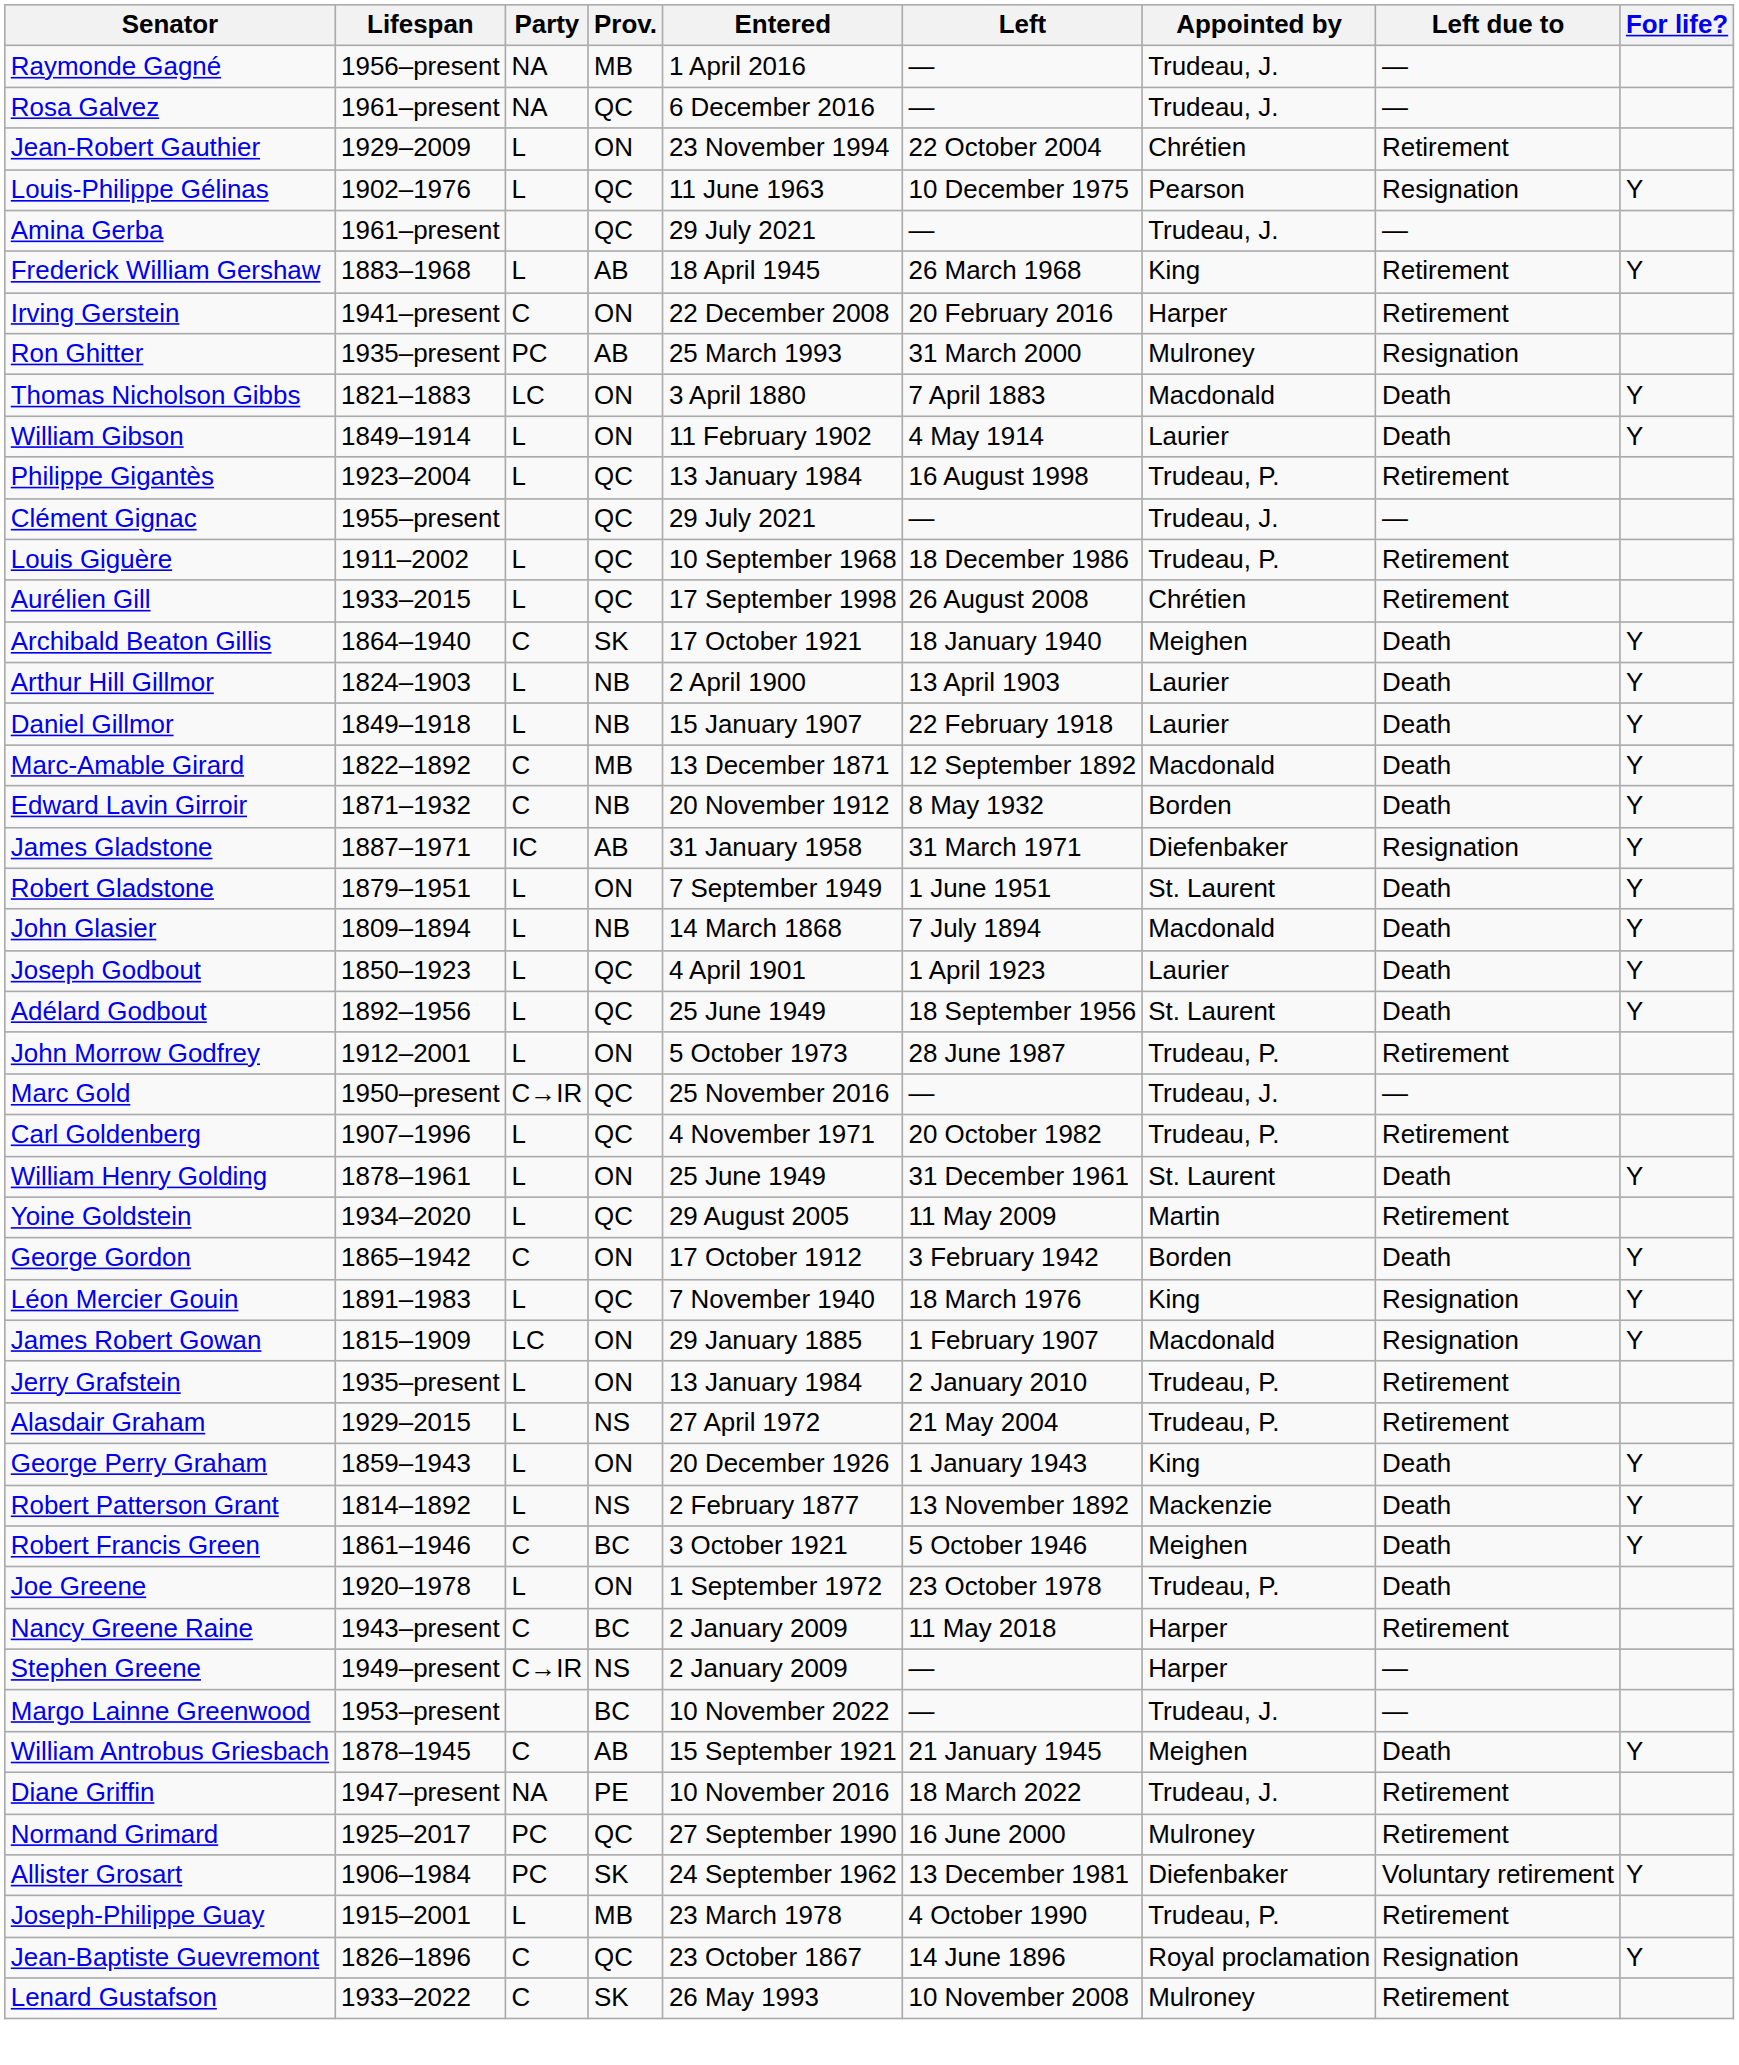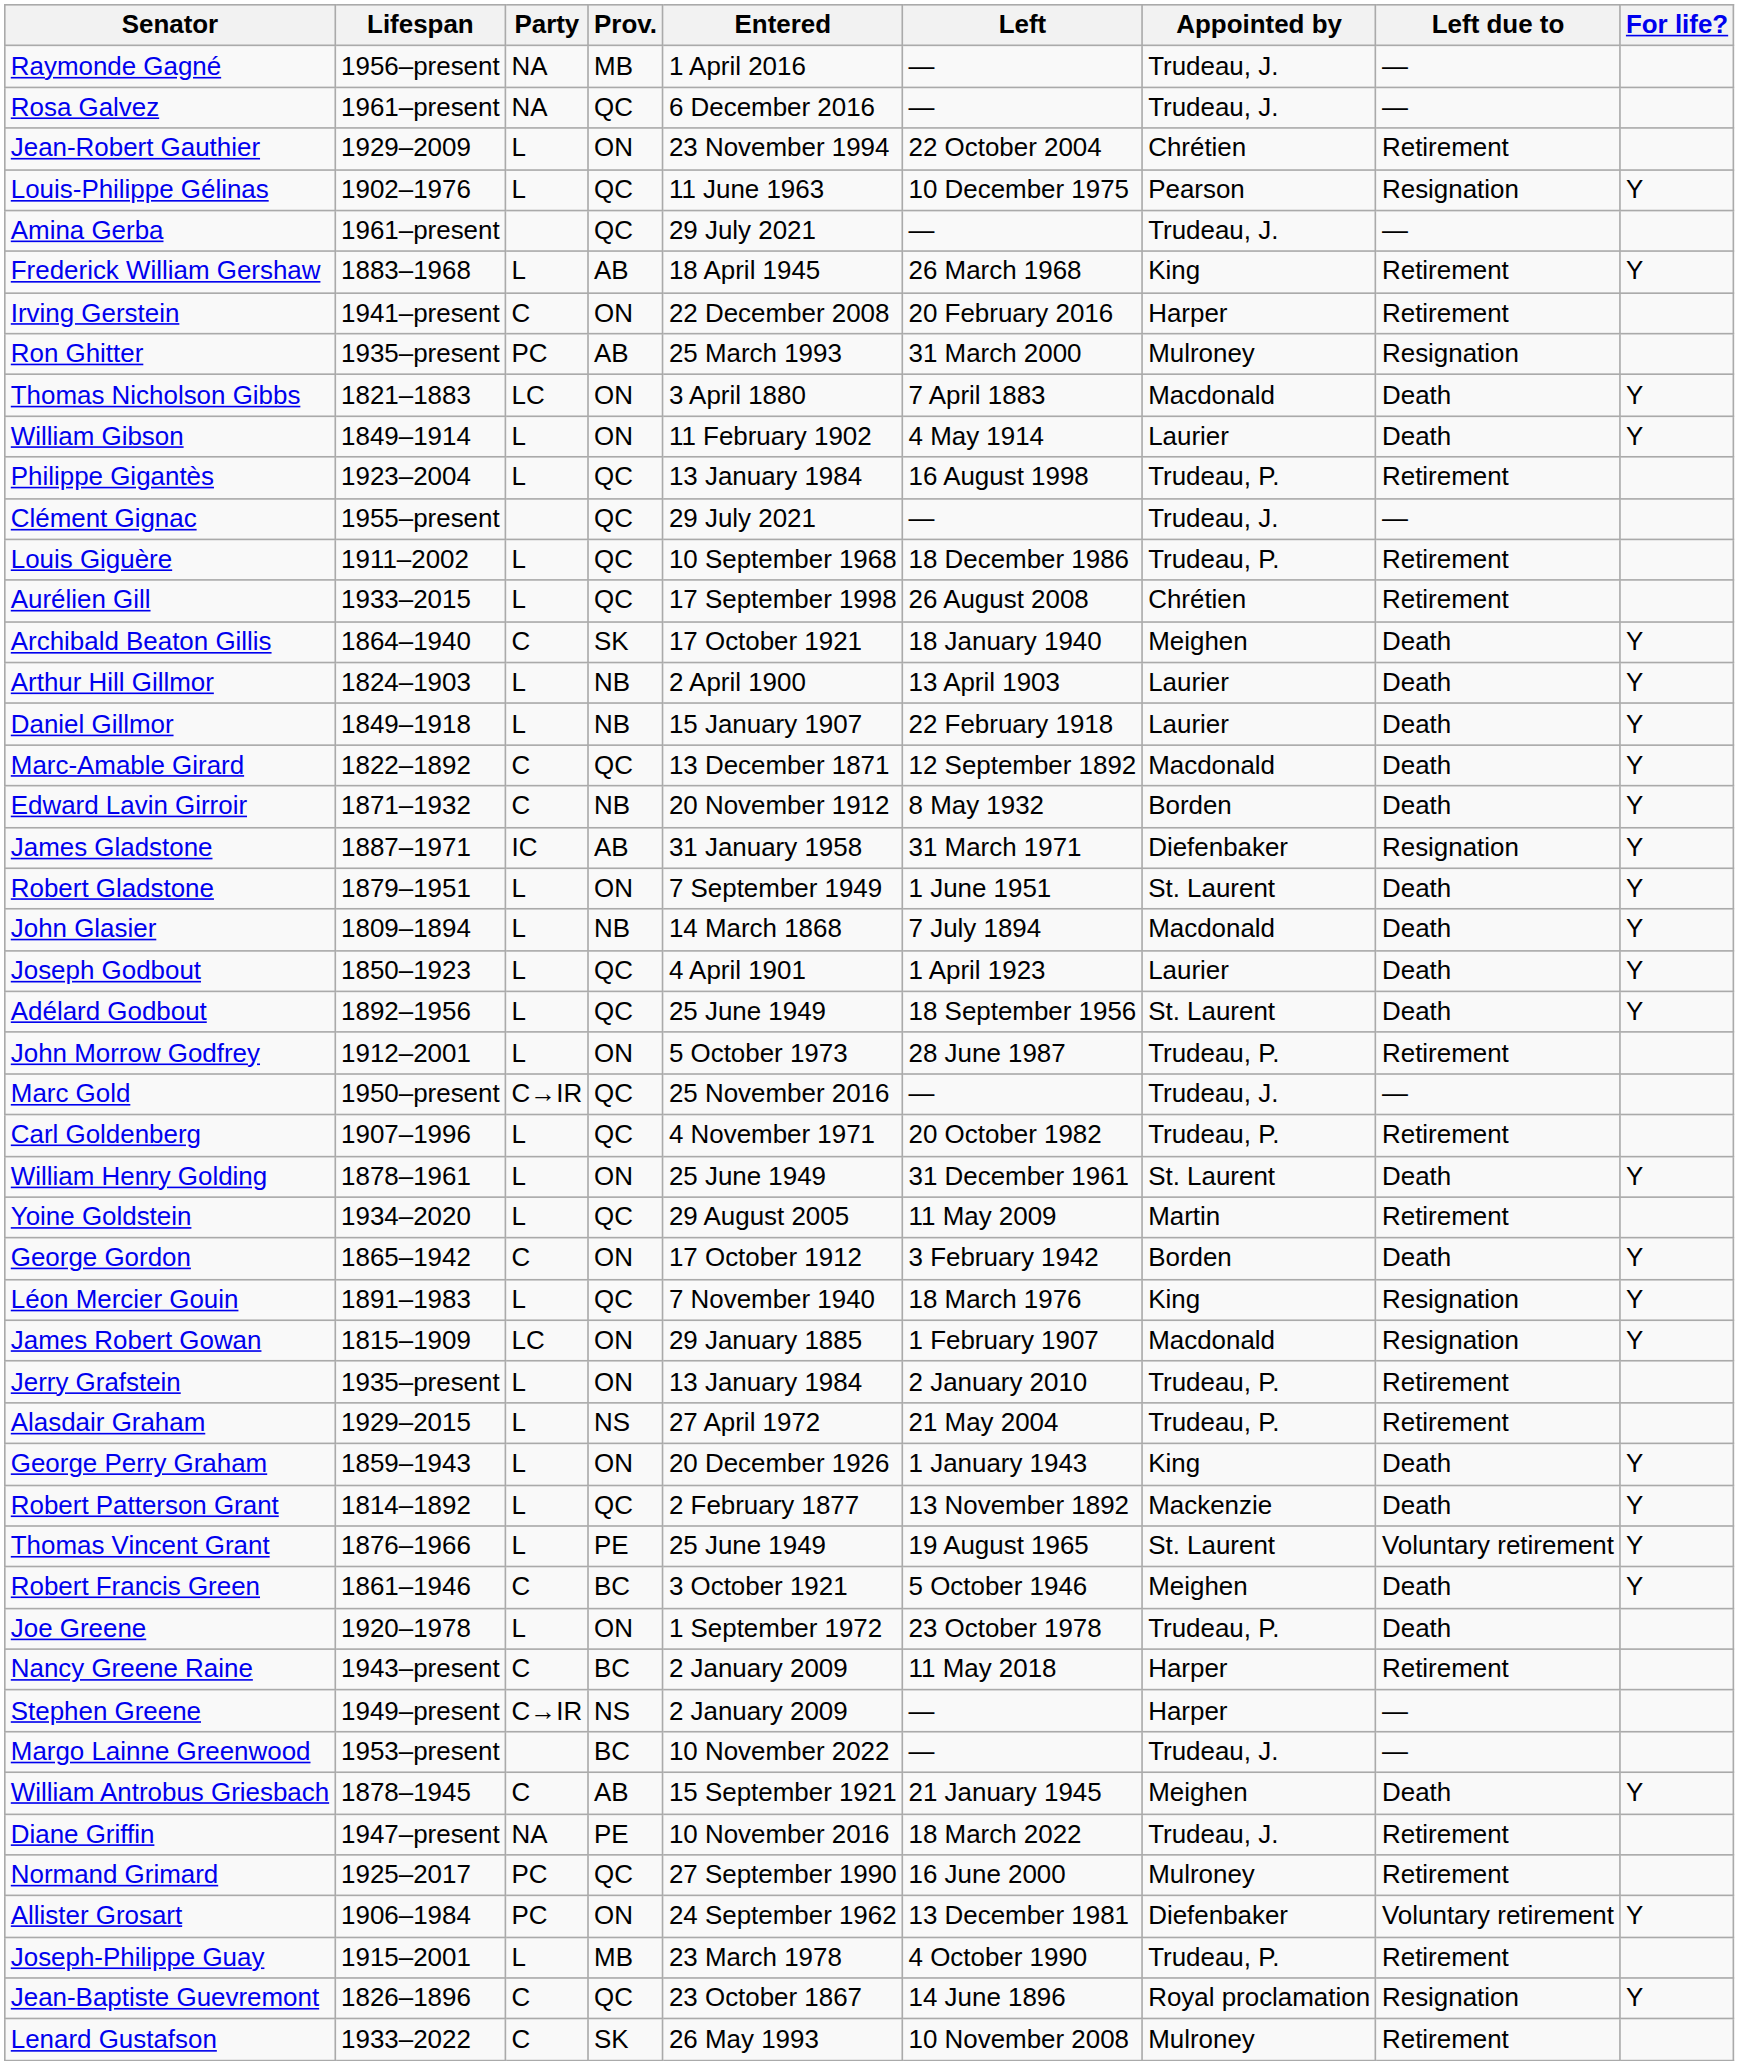(614, 764) MB -> (614, 764) QC
(612, 1504) NS -> (614, 1504) QC
+ row: (140, 1546)
(611, 1874) SK -> (614, 1915) ON
